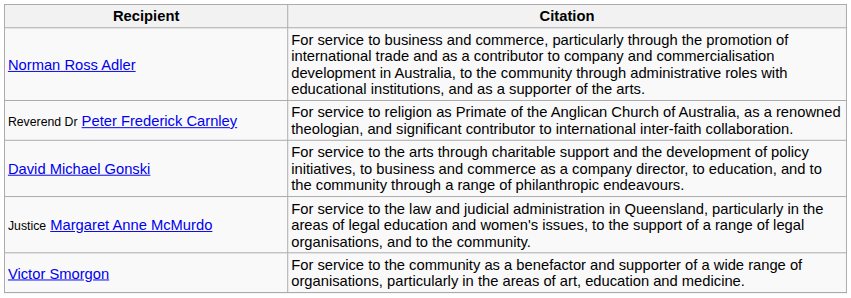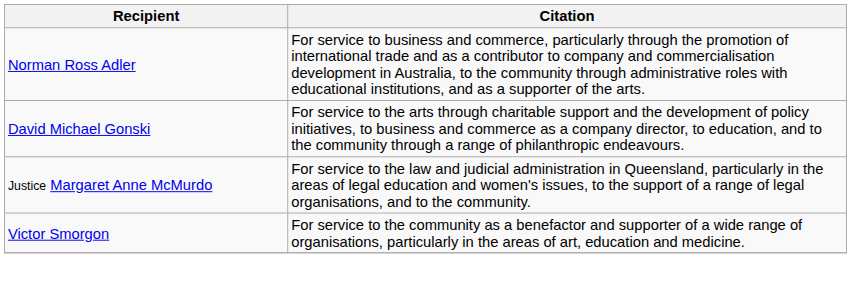- row: (123, 121)
